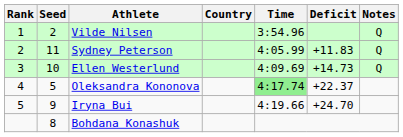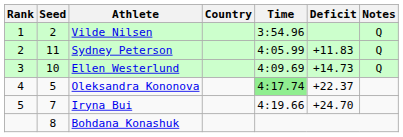(53, 105) 9 -> (53, 105) 7
